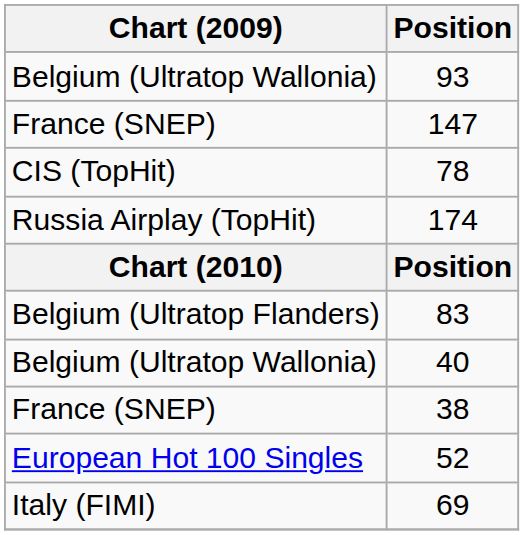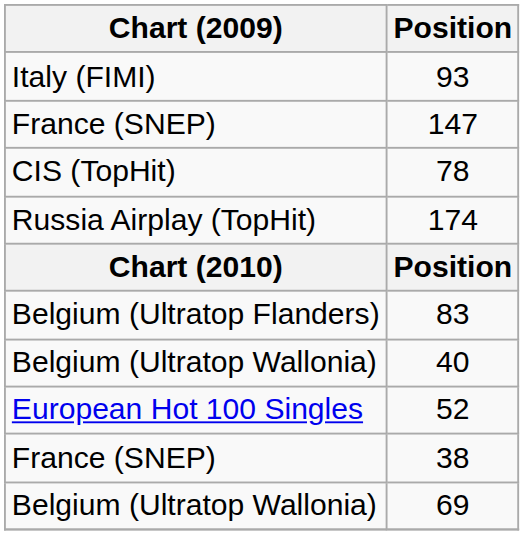(194, 76) Belgium (Ultratop Wallonia) -> (84, 76) Italy (FIMI)
rows swapped: (453, 409) <-> (453, 457)
(84, 505) Italy (FIMI) -> (194, 505) Belgium (Ultratop Wallonia)
